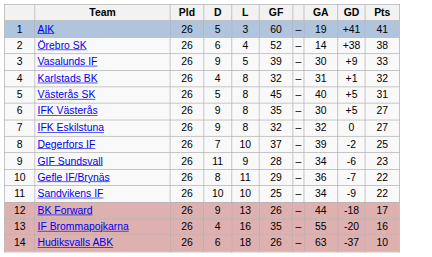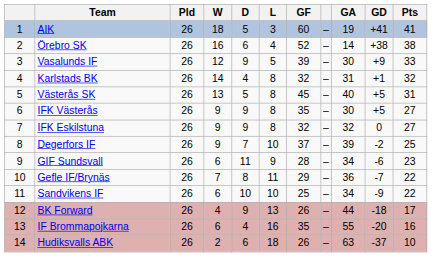+ column: (218, 12)
